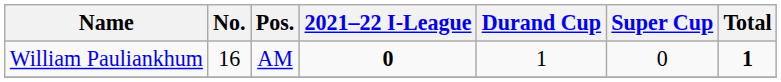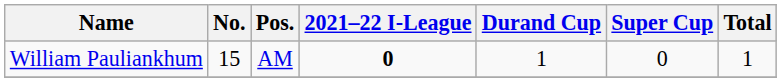(229, 59) 16 -> (229, 59) 15
(747, 59) bold -> (747, 59) normal
